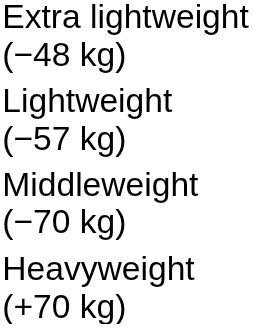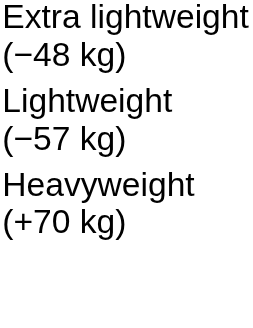- row: (100, 203)
